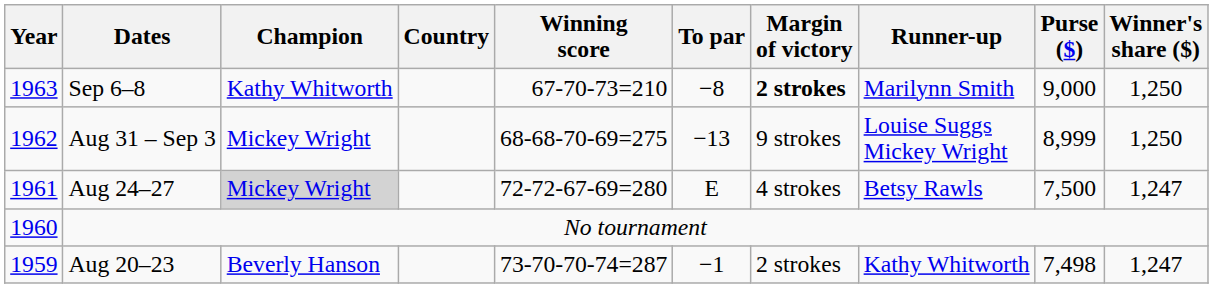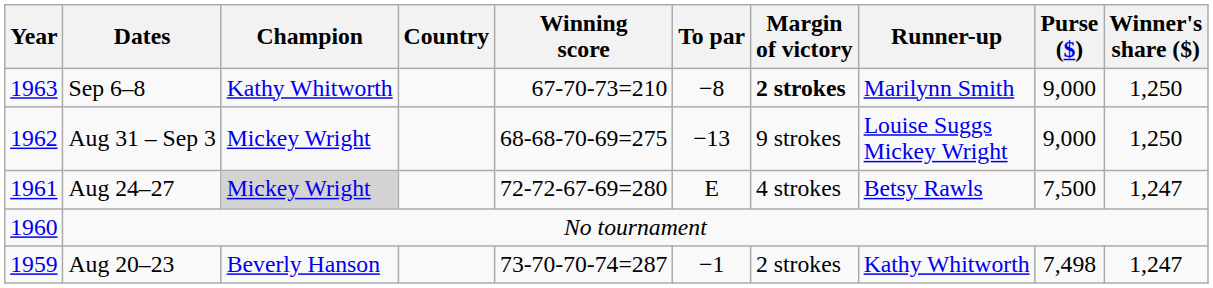(1069, 138) 8,999 -> (1069, 138) 9,000
